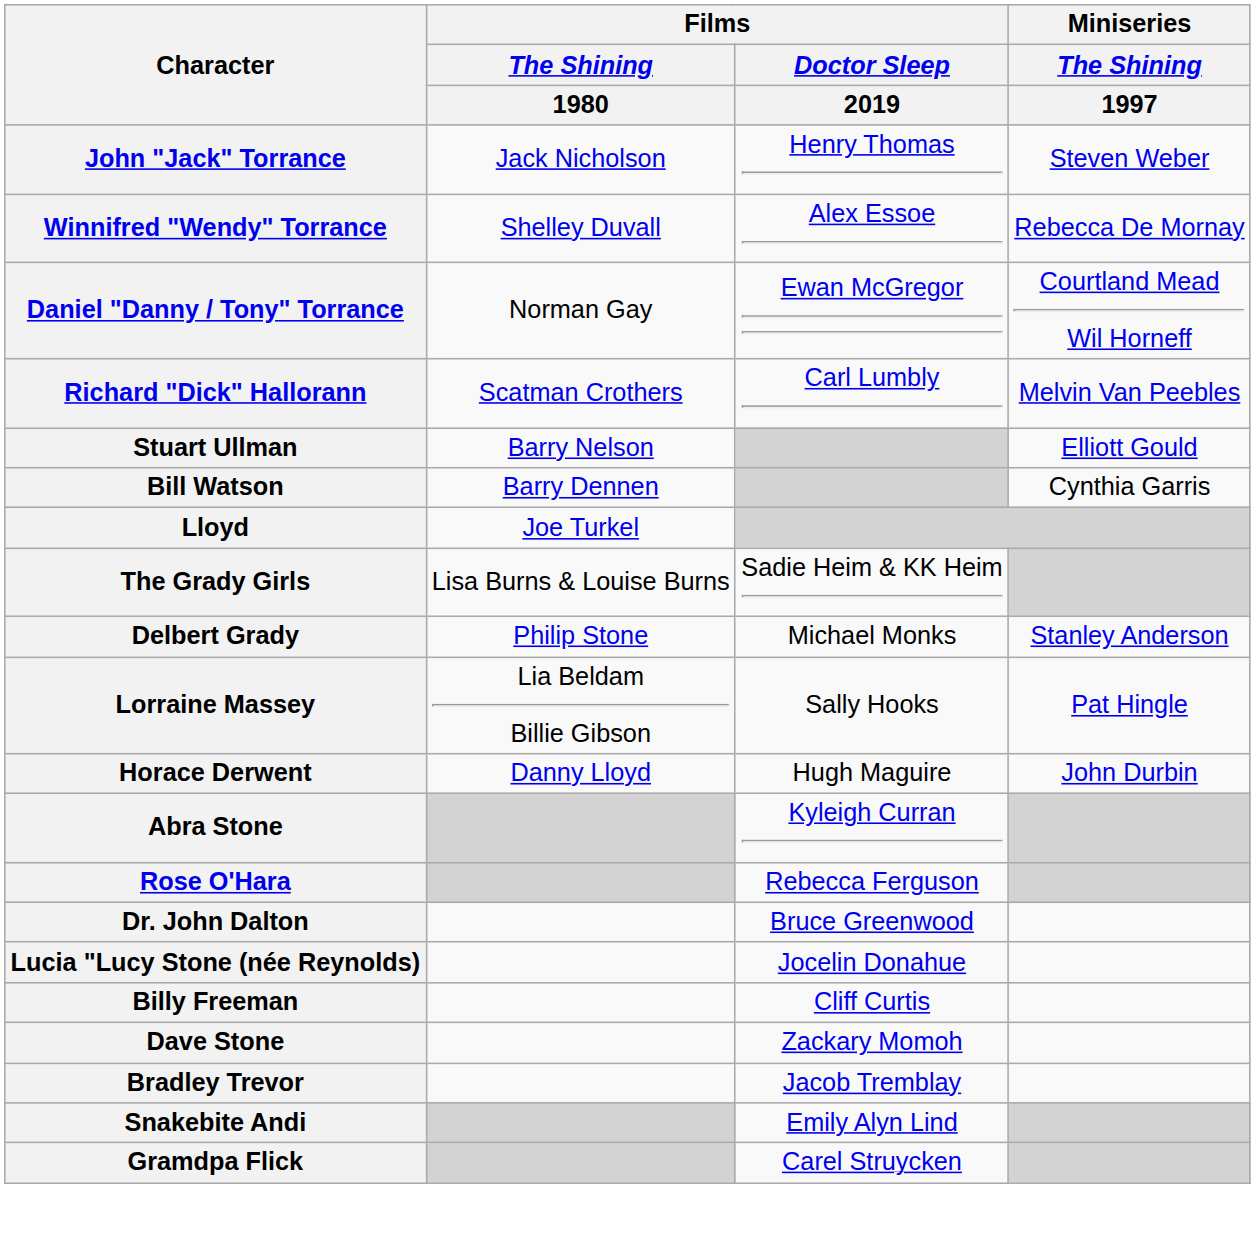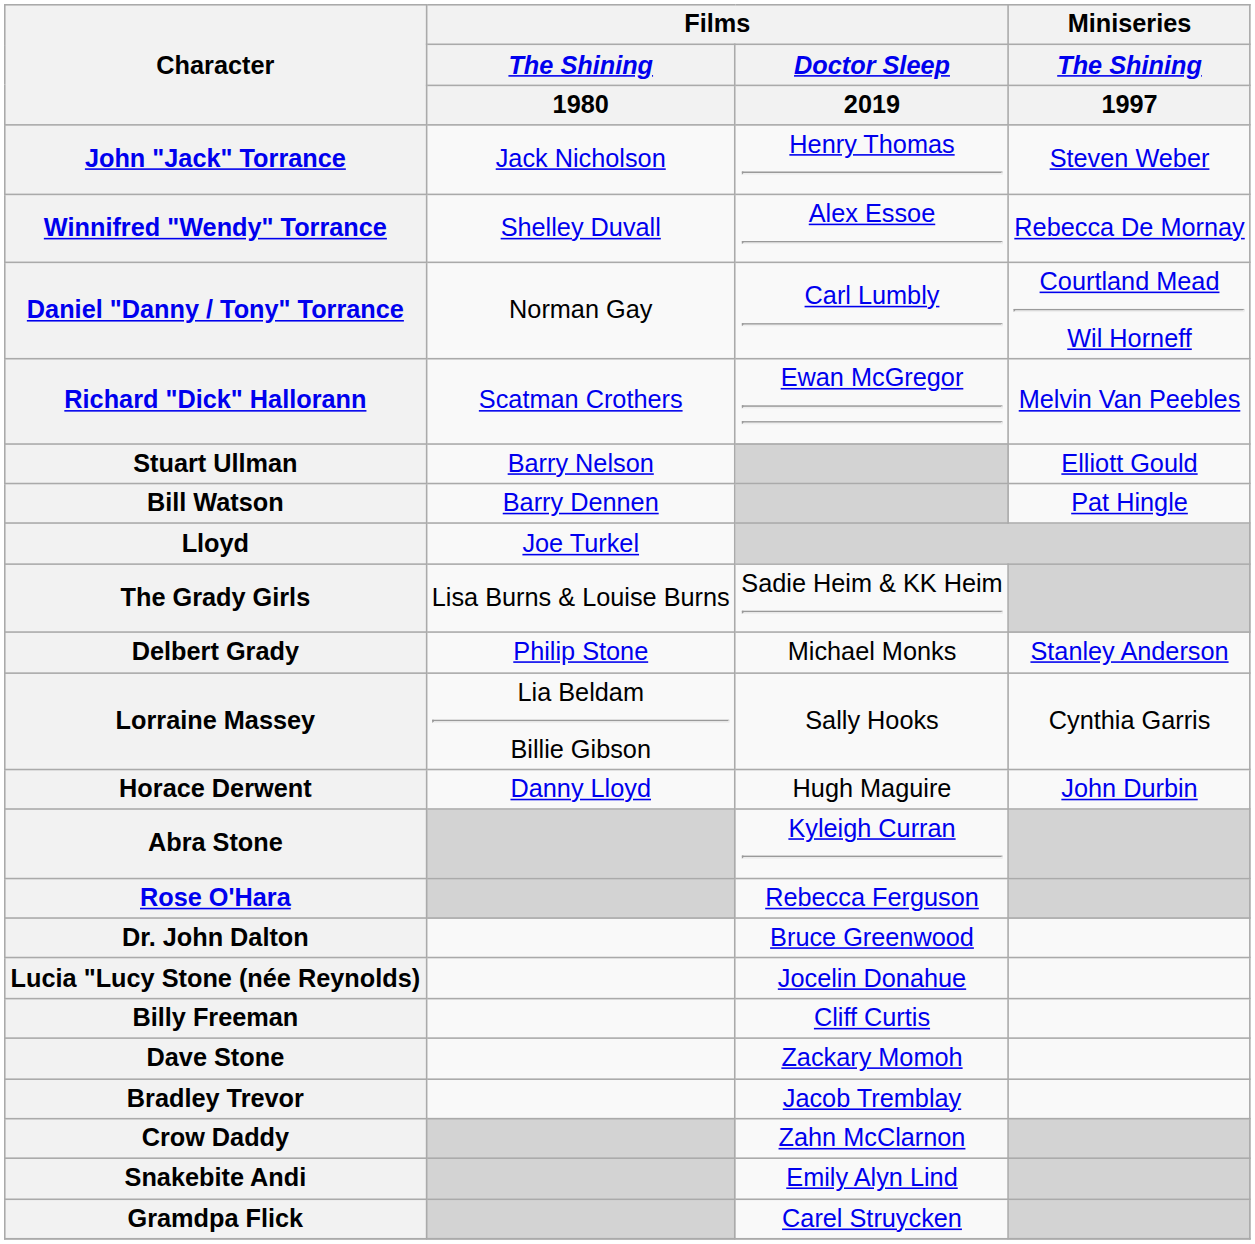(872, 304) Ewan McGregor -> (872, 304) Carl Lumbly
(872, 387) Carl Lumbly -> (872, 395) Ewan McGregor
(1130, 487) Cynthia Garris -> (1130, 503) Pat Hingle
(1130, 704) Pat Hingle -> (1130, 720) Cynthia Garris
+ row: (215, 1138)
